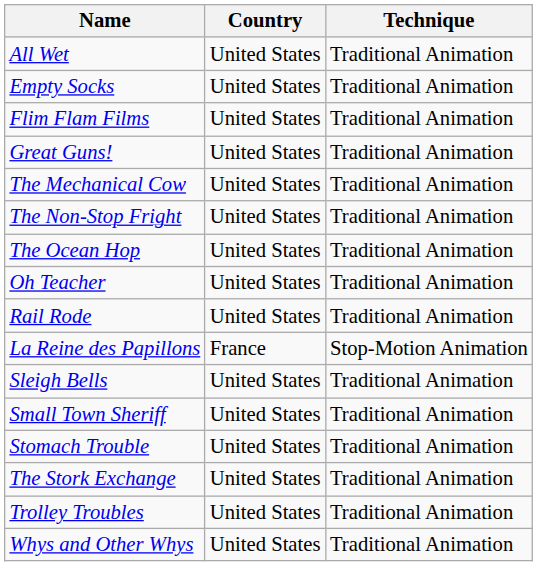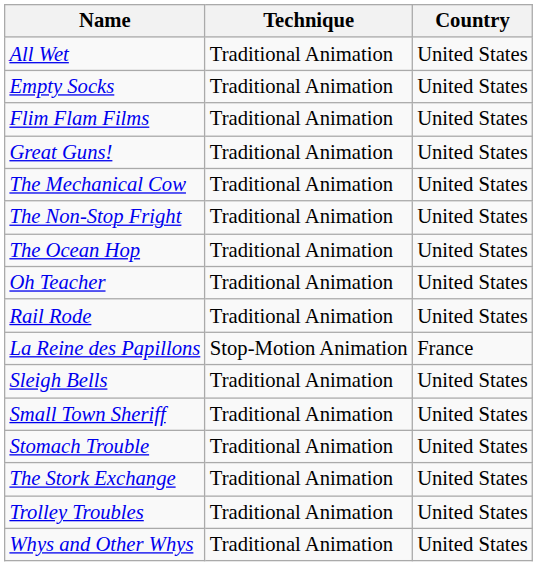columns swapped: (265, 20) <-> (429, 20)
